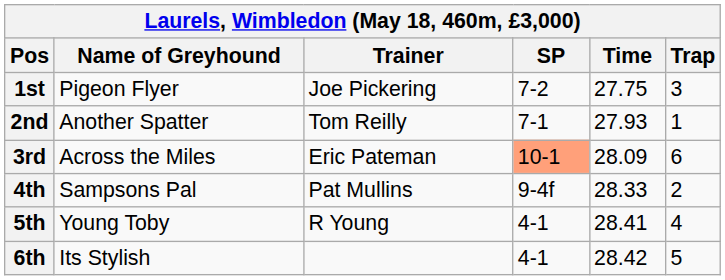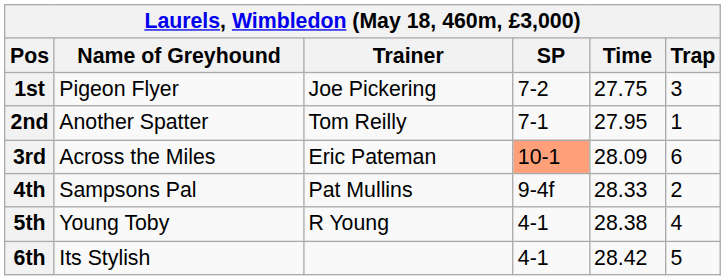(621, 122) 27.93 -> (621, 122) 27.95
(621, 223) 28.41 -> (621, 223) 28.38
